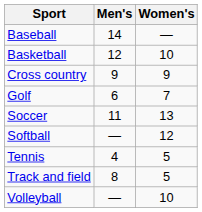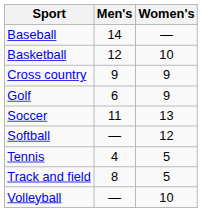(166, 95) 7 -> (166, 95) 9
